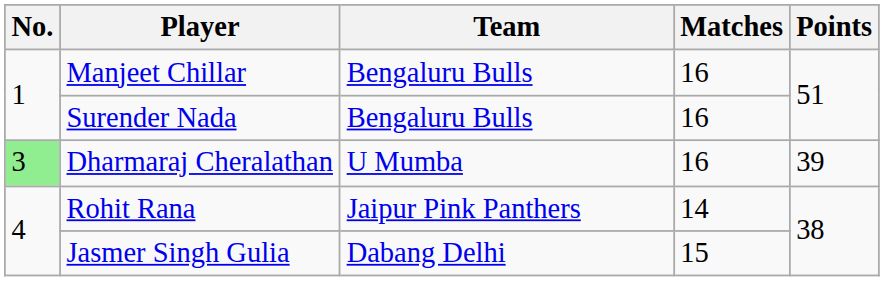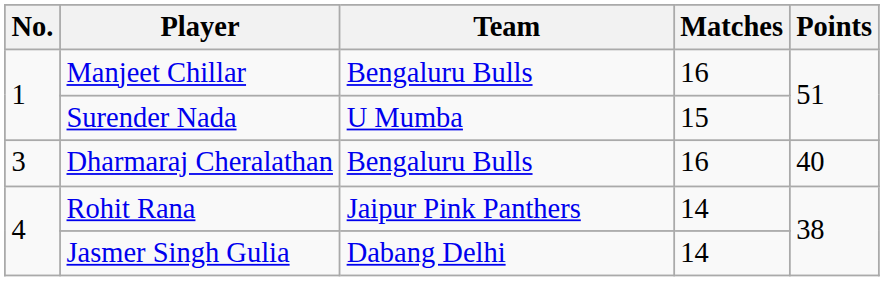(440, 117) Bengaluru Bulls -> (405, 117) U Mumba
(694, 117) 16 -> (694, 117) 15
(19, 162) lightgreen background -> (19, 162) no background
(405, 162) U Mumba -> (440, 162) Bengaluru Bulls
(810, 162) 39 -> (810, 162) 40
(694, 252) 15 -> (694, 252) 14
